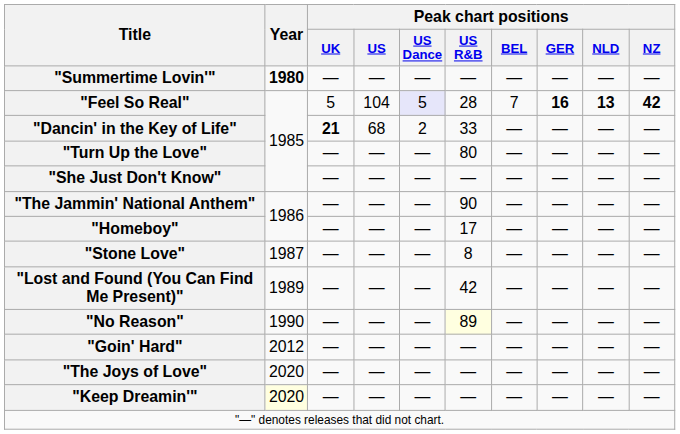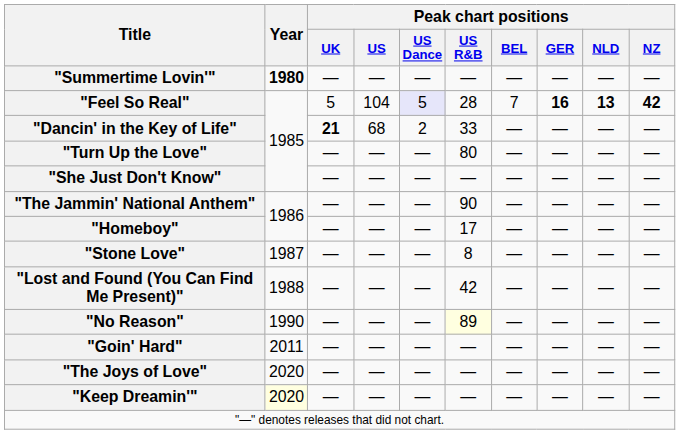(287, 288) 1989 -> (287, 288) 1988
(287, 347) 2012 -> (287, 347) 2011
